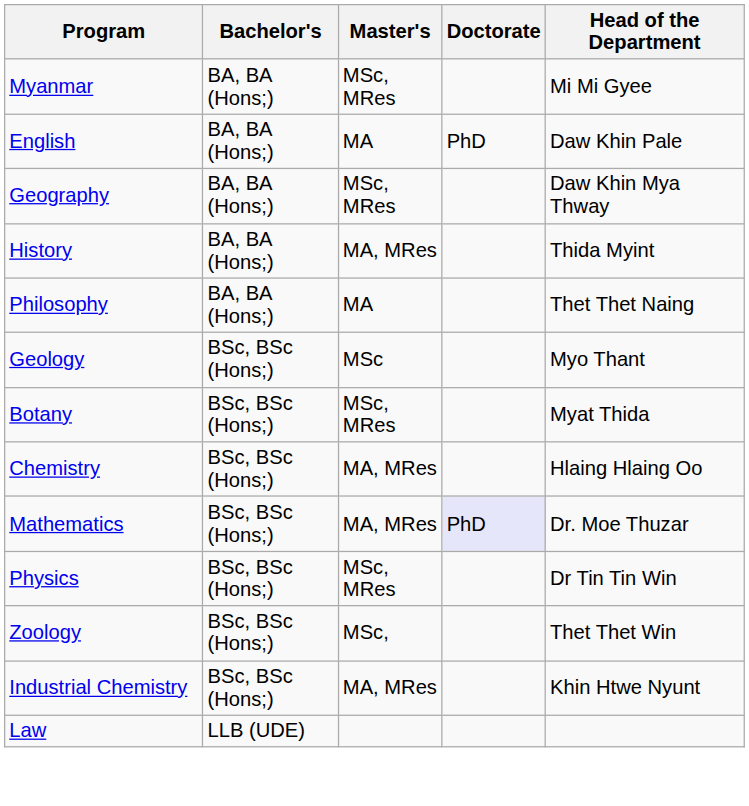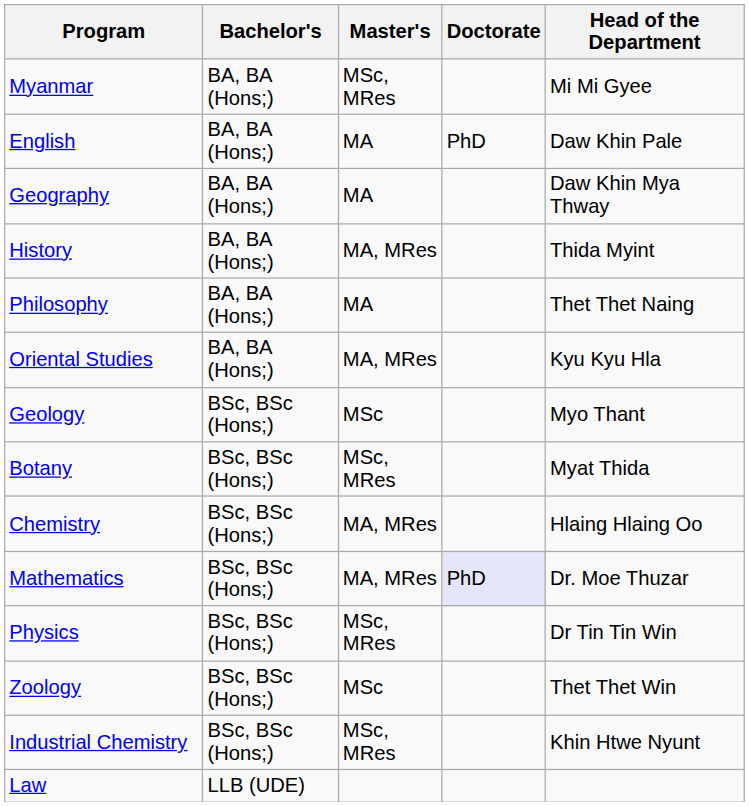(369, 195) MSc, MRes -> (358, 195) MA
+ row: (81, 359)
(366, 633) MSc, -> (363, 687) MSc
(390, 687) MA, MRes -> (369, 742) MSc, MRes
